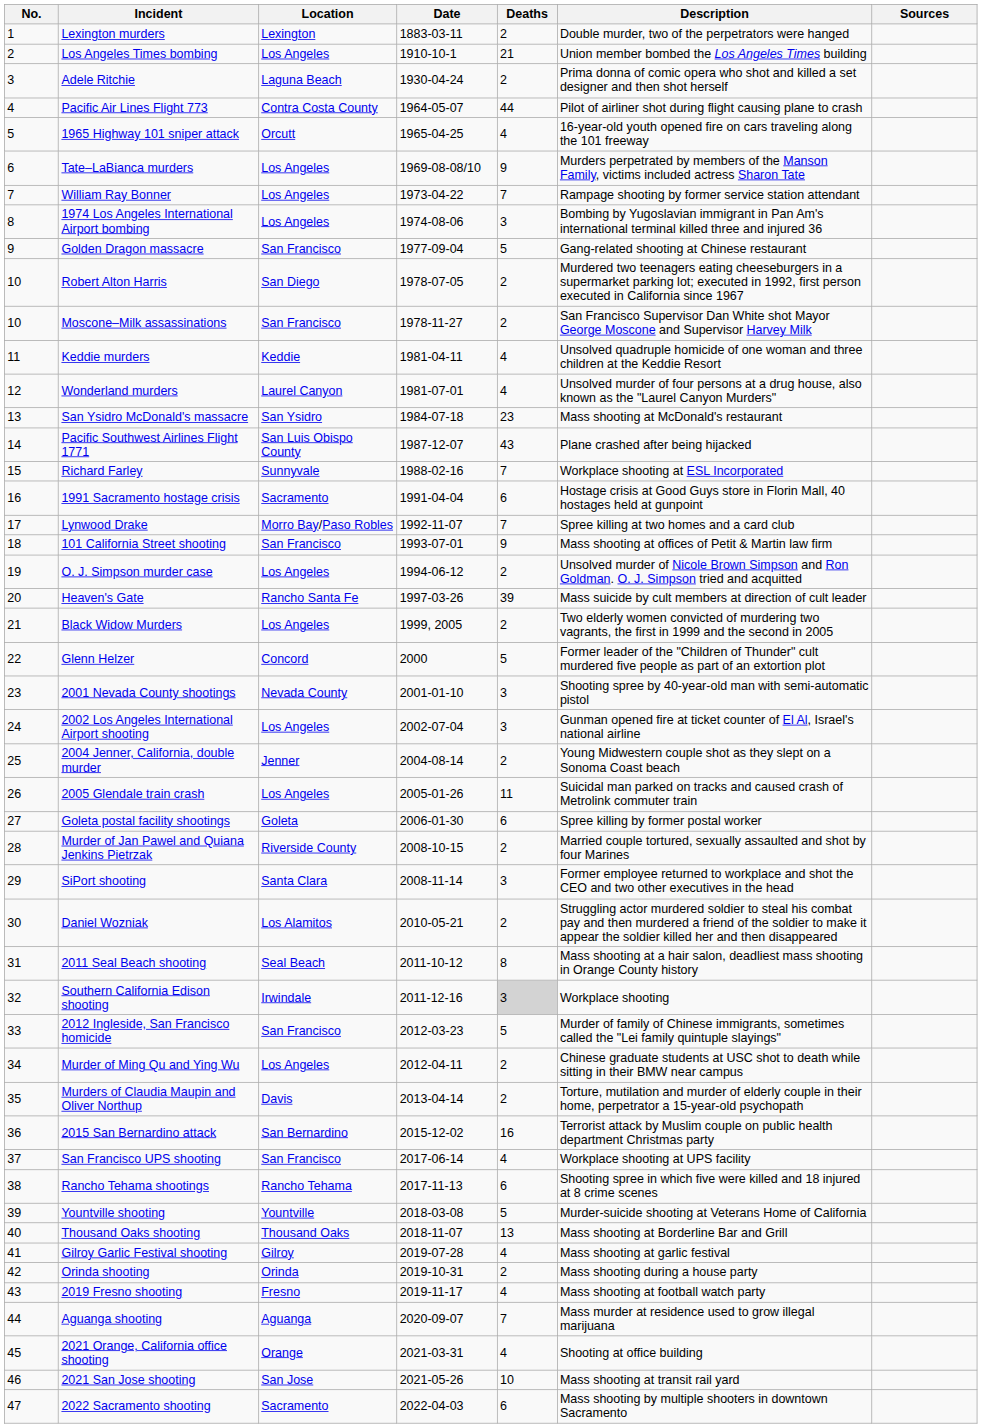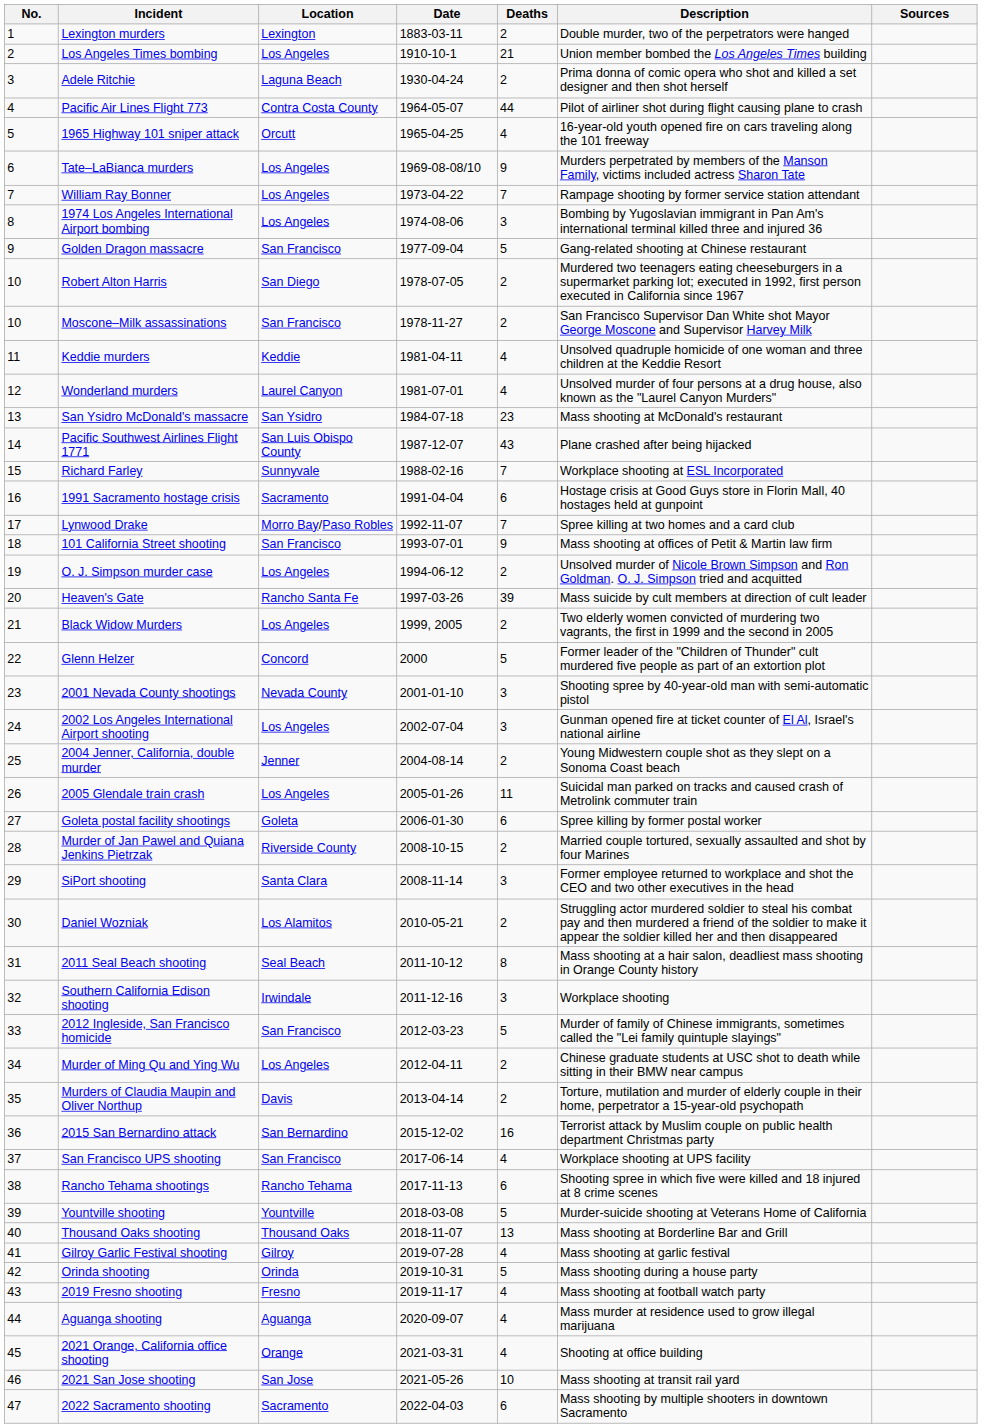(504, 997) lightgrey background -> (504, 997) no background
(504, 1272) 2 -> (504, 1272) 5
(504, 1319) 7 -> (504, 1319) 4
